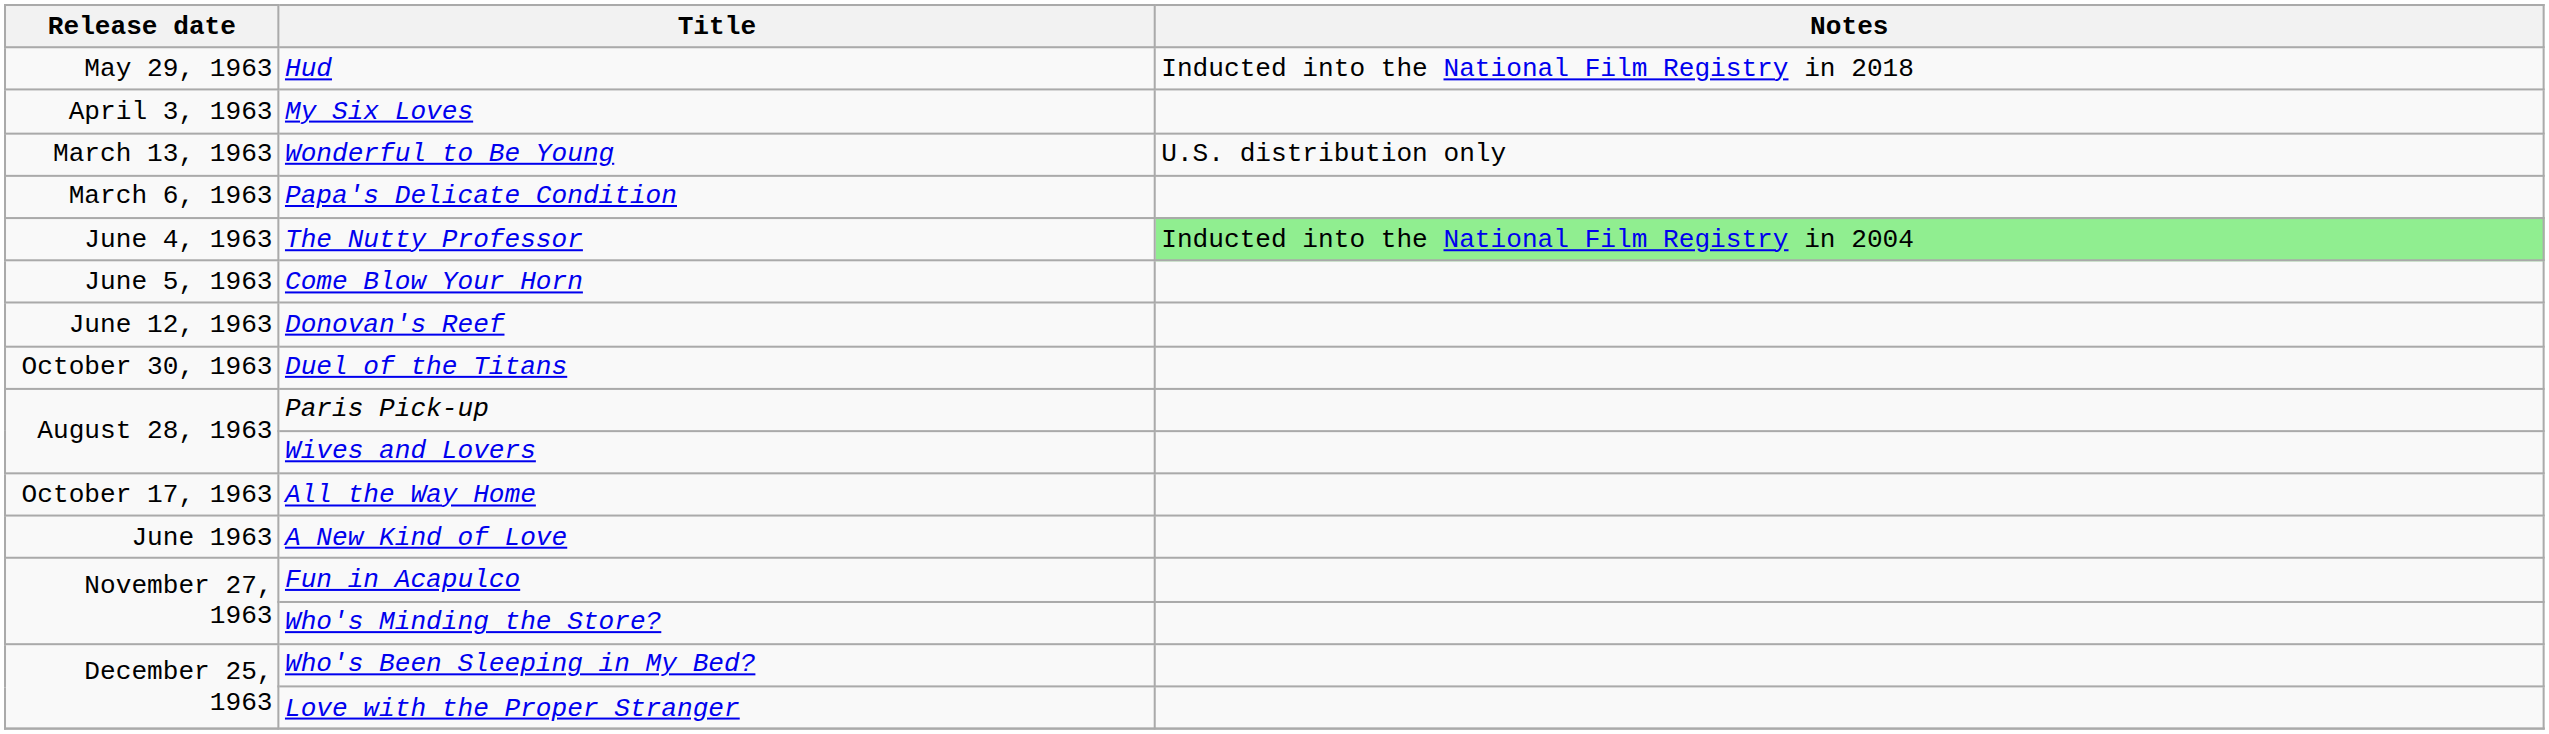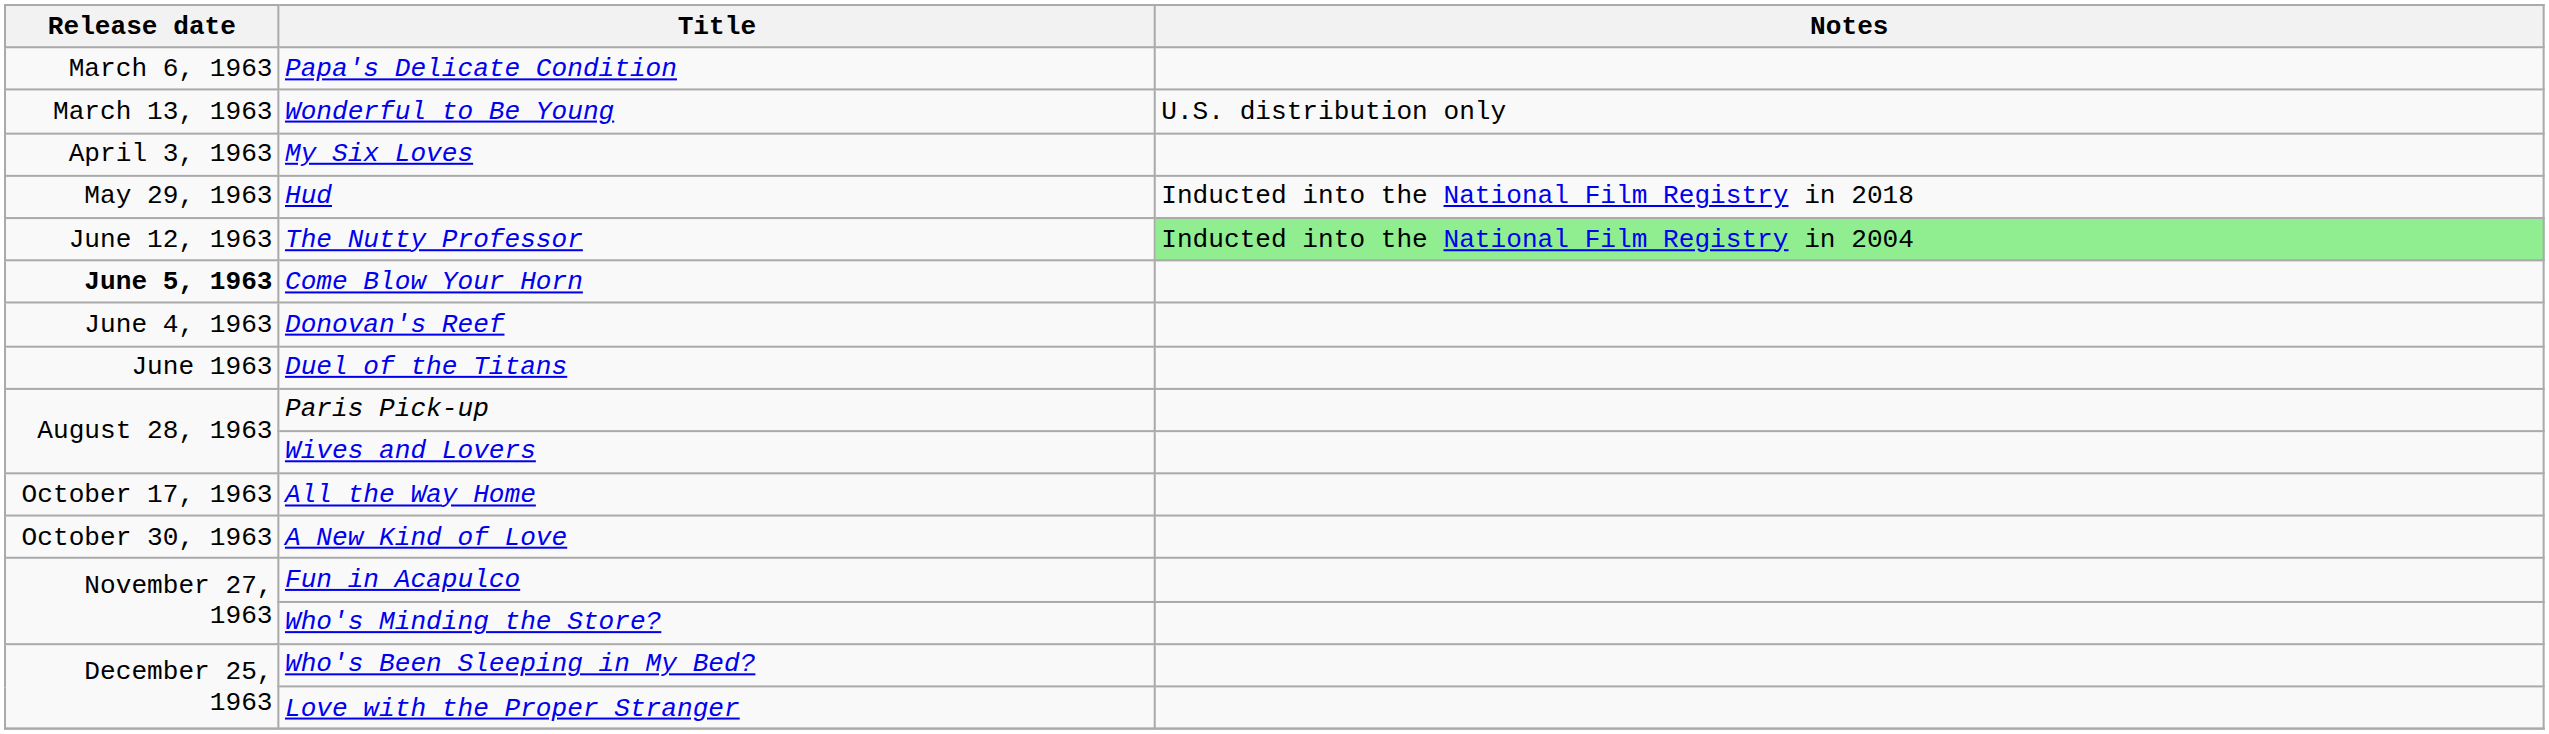rows swapped: (481, 197) <-> (308, 69)
rows swapped: (450, 154) <-> (379, 111)
(178, 239) June 4, 1963 -> (171, 239) June 12, 1963
(178, 282) normal -> (178, 282) bold
(171, 324) June 12, 1963 -> (178, 324) June 4, 1963
(147, 367) October 30, 1963 -> (202, 367) June 1963
(202, 537) June 1963 -> (147, 537) October 30, 1963
